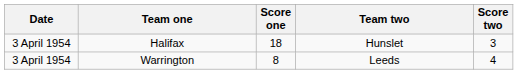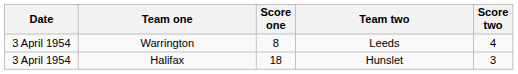rows swapped: (167, 43) <-> (167, 60)
